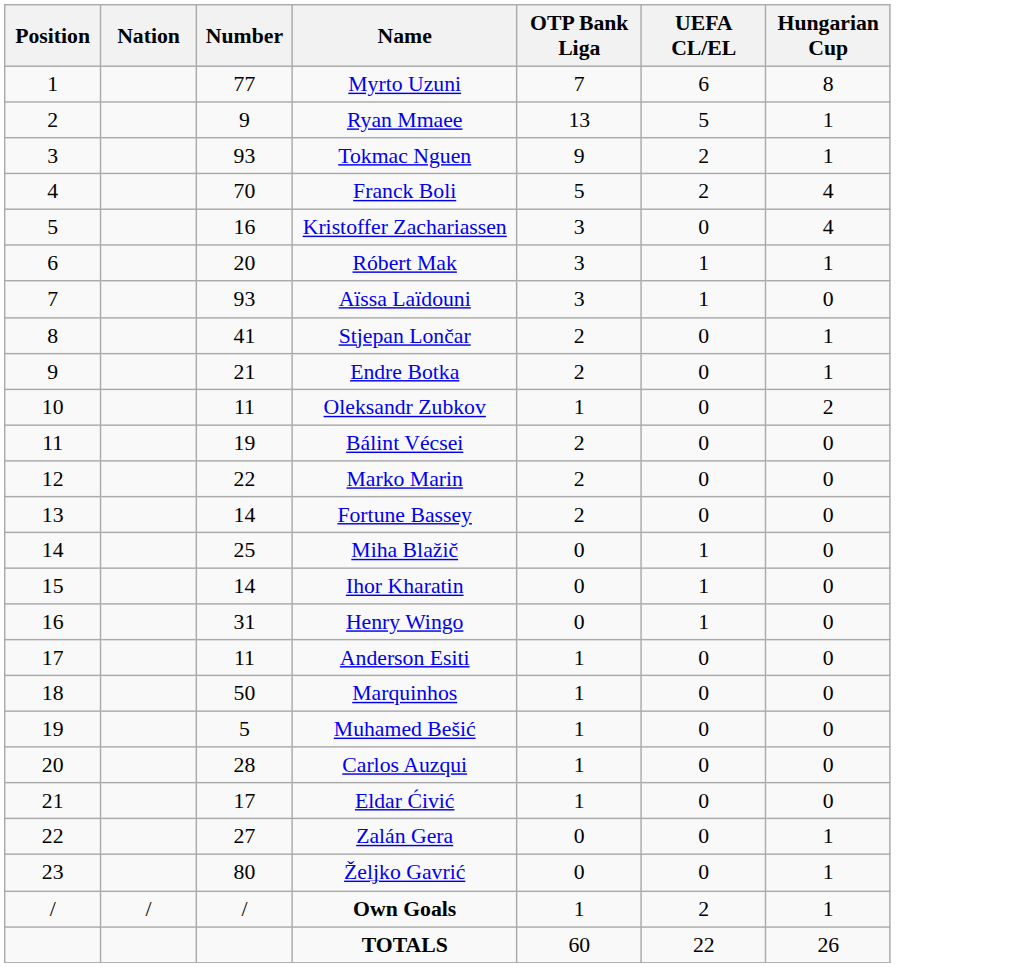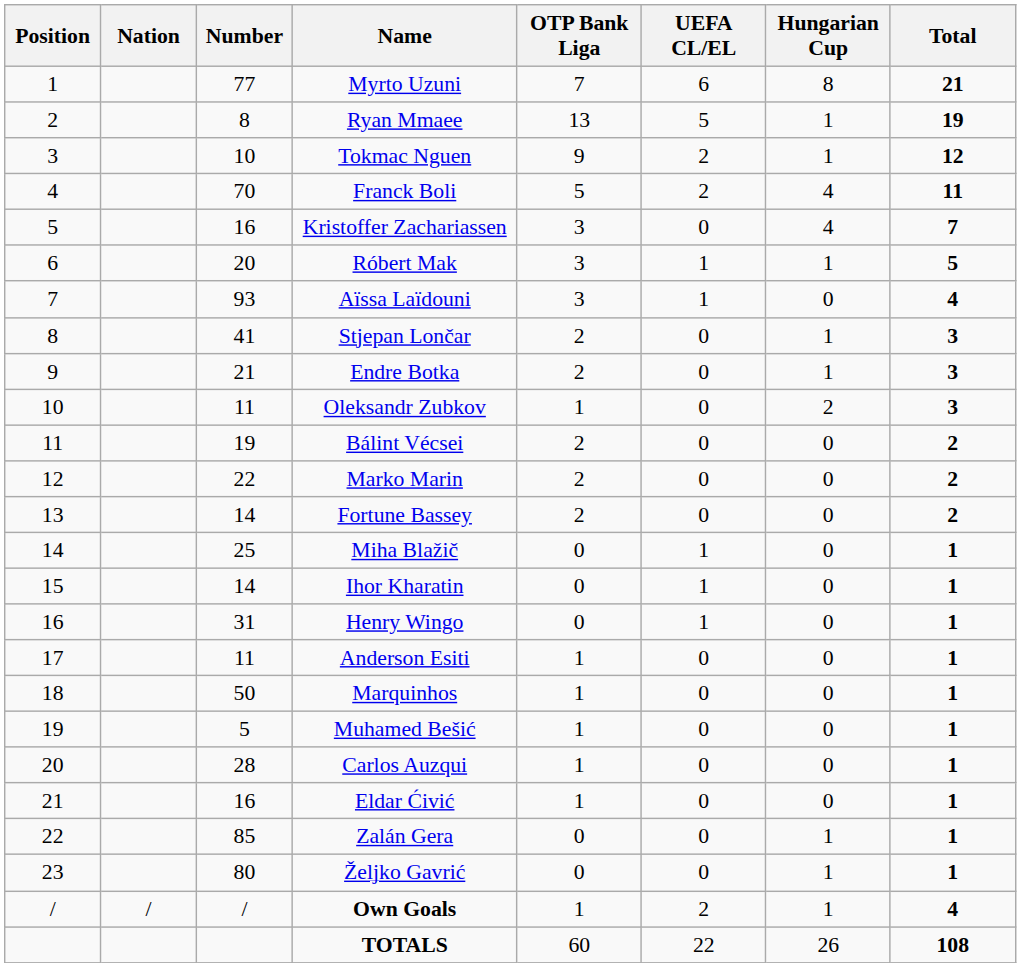+ column: (953, 35)
(244, 120) 9 -> (244, 120) 8
(244, 155) 93 -> (244, 155) 10
(244, 800) 17 -> (244, 800) 16
(244, 836) 27 -> (244, 836) 85
